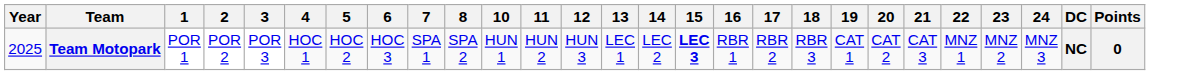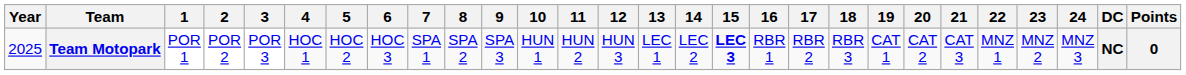+ column: (499, 16)
